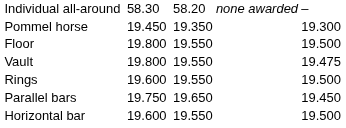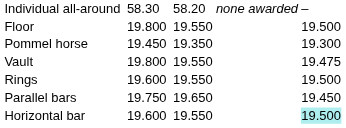rows swapped: (19, 44) <-> (46, 26)
(321, 115) no background -> (321, 115) paleturquoise background
